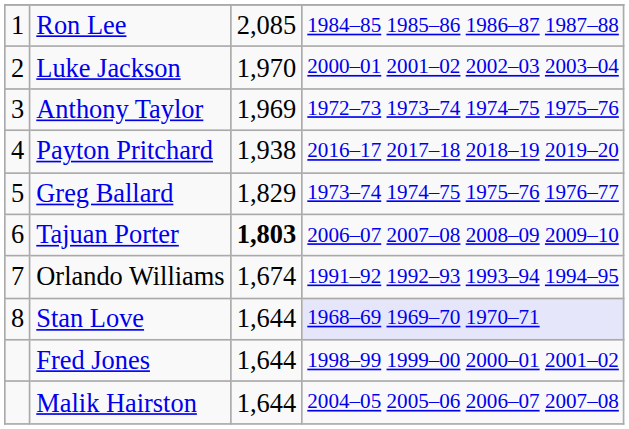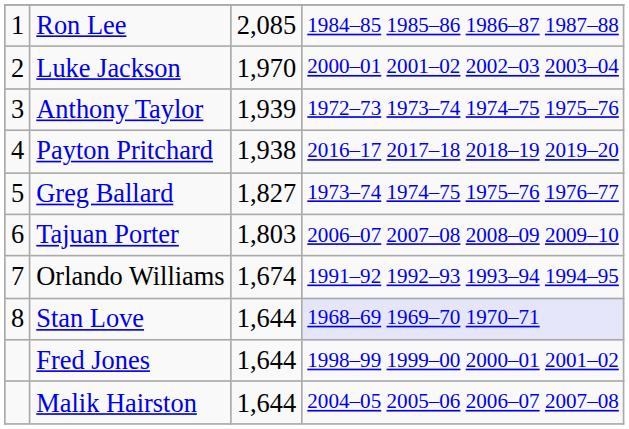(267, 109) 1,969 -> (267, 109) 1,939
(267, 192) 1,829 -> (267, 192) 1,827
(267, 234) bold -> (267, 234) normal
